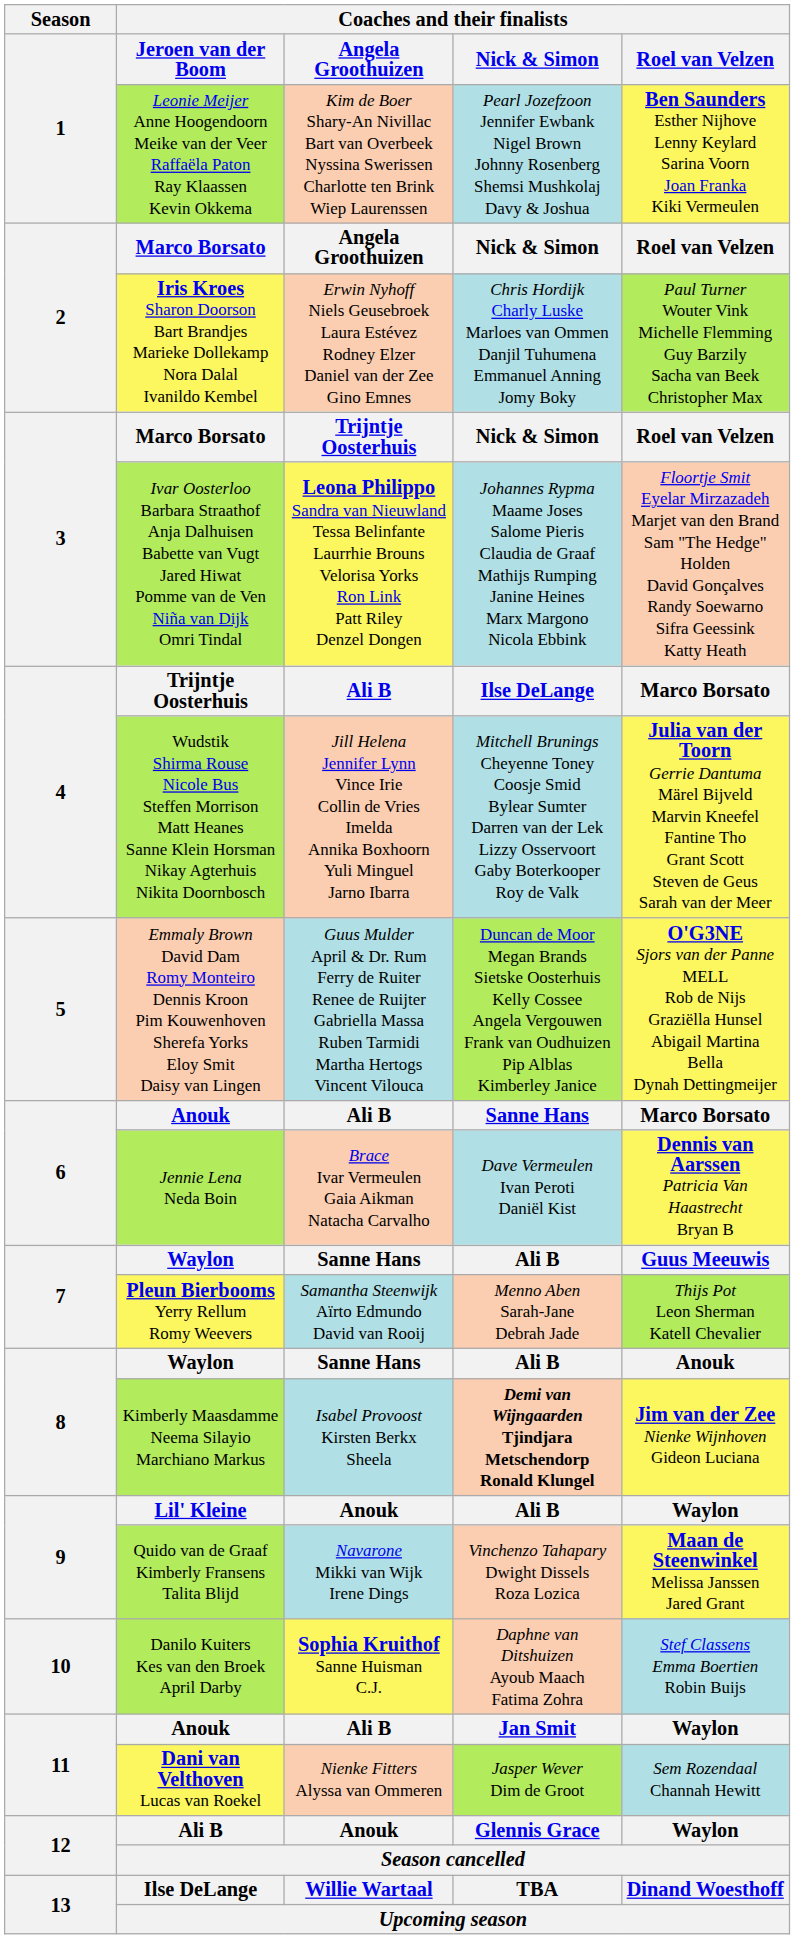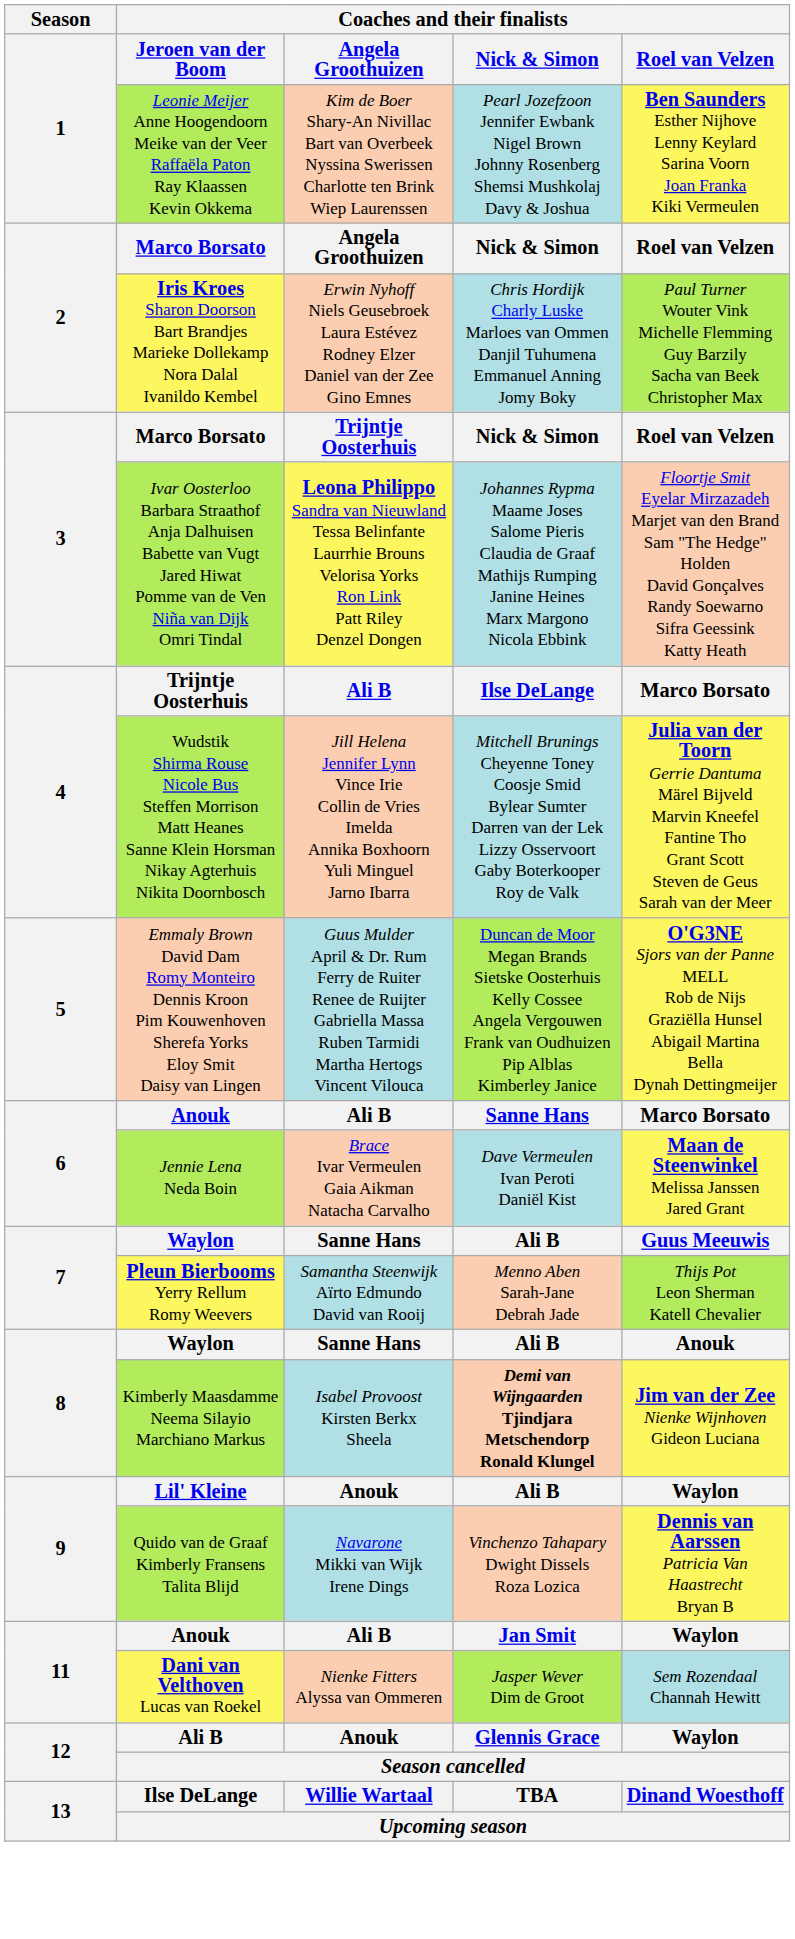(705, 1186) Dennis van Aarssen Patricia Van Haastrecht Bryan B -> (705, 1177) Maan de Steenwinkel Melissa Janssen Jared Grant
(705, 1571) Maan de Steenwinkel Melissa Janssen Jared Grant -> (705, 1562) Dennis van Aarssen Patricia Van Haastrecht Bryan B
- row: (61, 1666)
